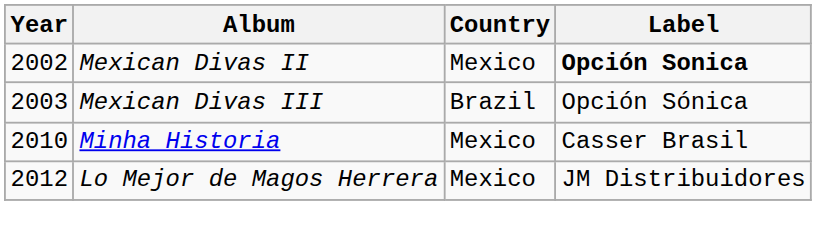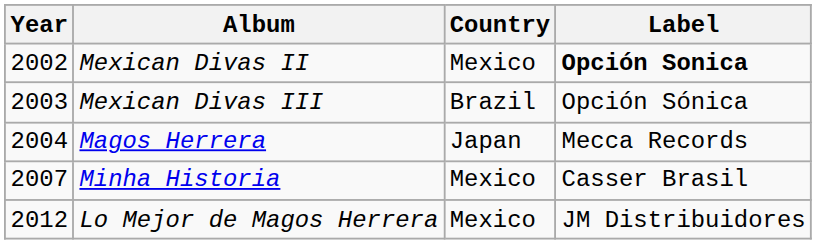+ row: (173, 141)
(39, 141) 2010 -> (39, 180) 2007
